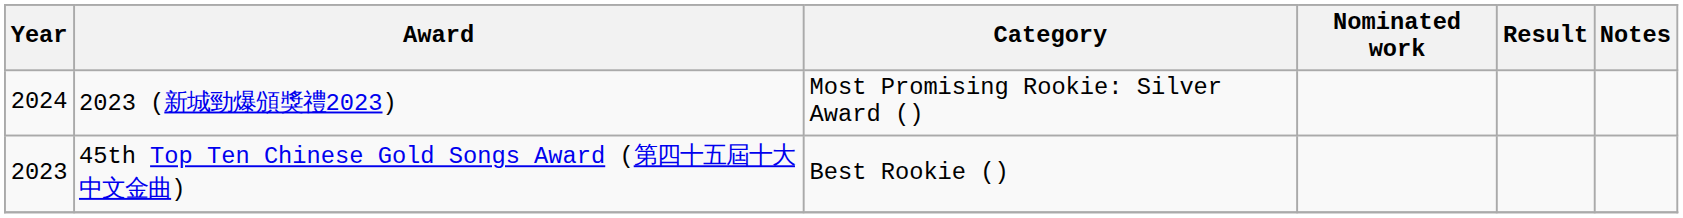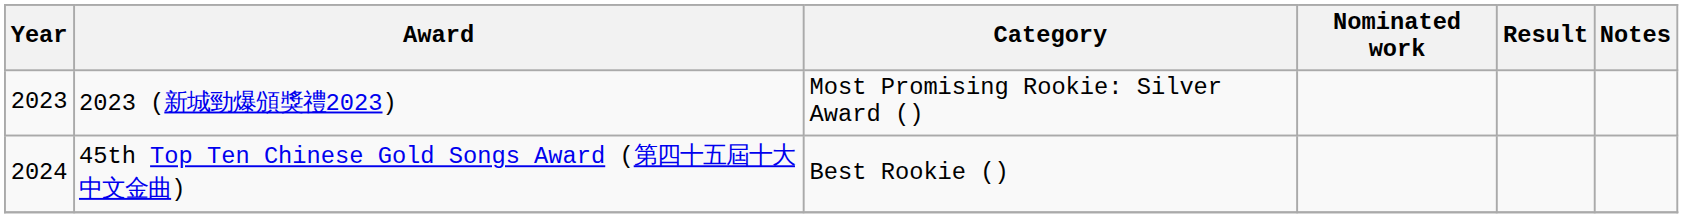(39, 103) 2024 -> (39, 103) 2023
(39, 174) 2023 -> (39, 174) 2024
